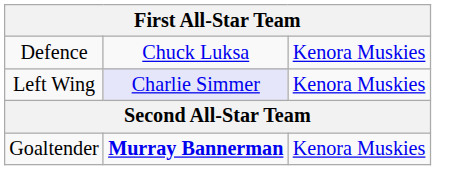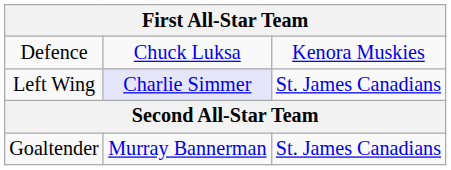(359, 84) Kenora Muskies -> (358, 84) St. James Canadians
(196, 148) bold -> (187, 148) normal
(359, 148) Kenora Muskies -> (358, 148) St. James Canadians
